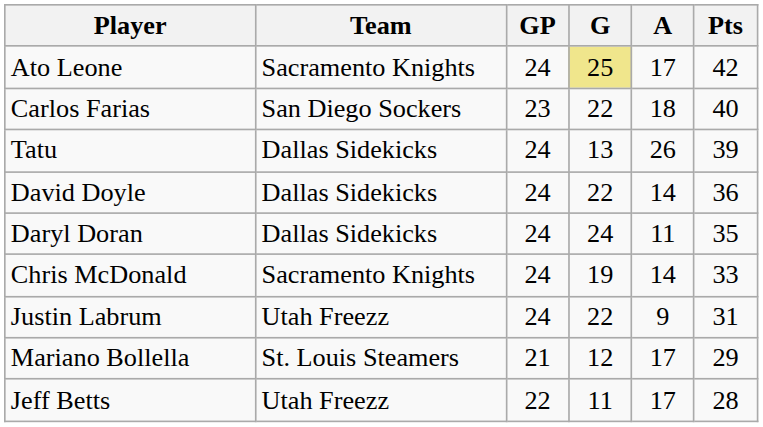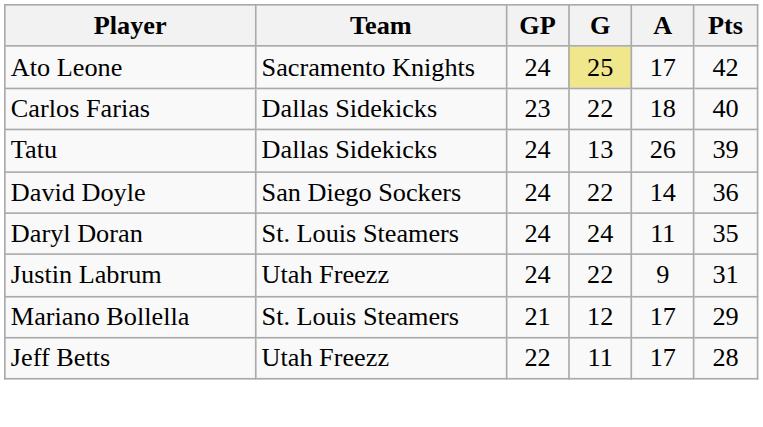(361, 108) San Diego Sockers -> (349, 108) Dallas Sidekicks
(349, 191) Dallas Sidekicks -> (361, 191) San Diego Sockers
(349, 233) Dallas Sidekicks -> (360, 233) St. Louis Steamers
- row: (99, 274)
